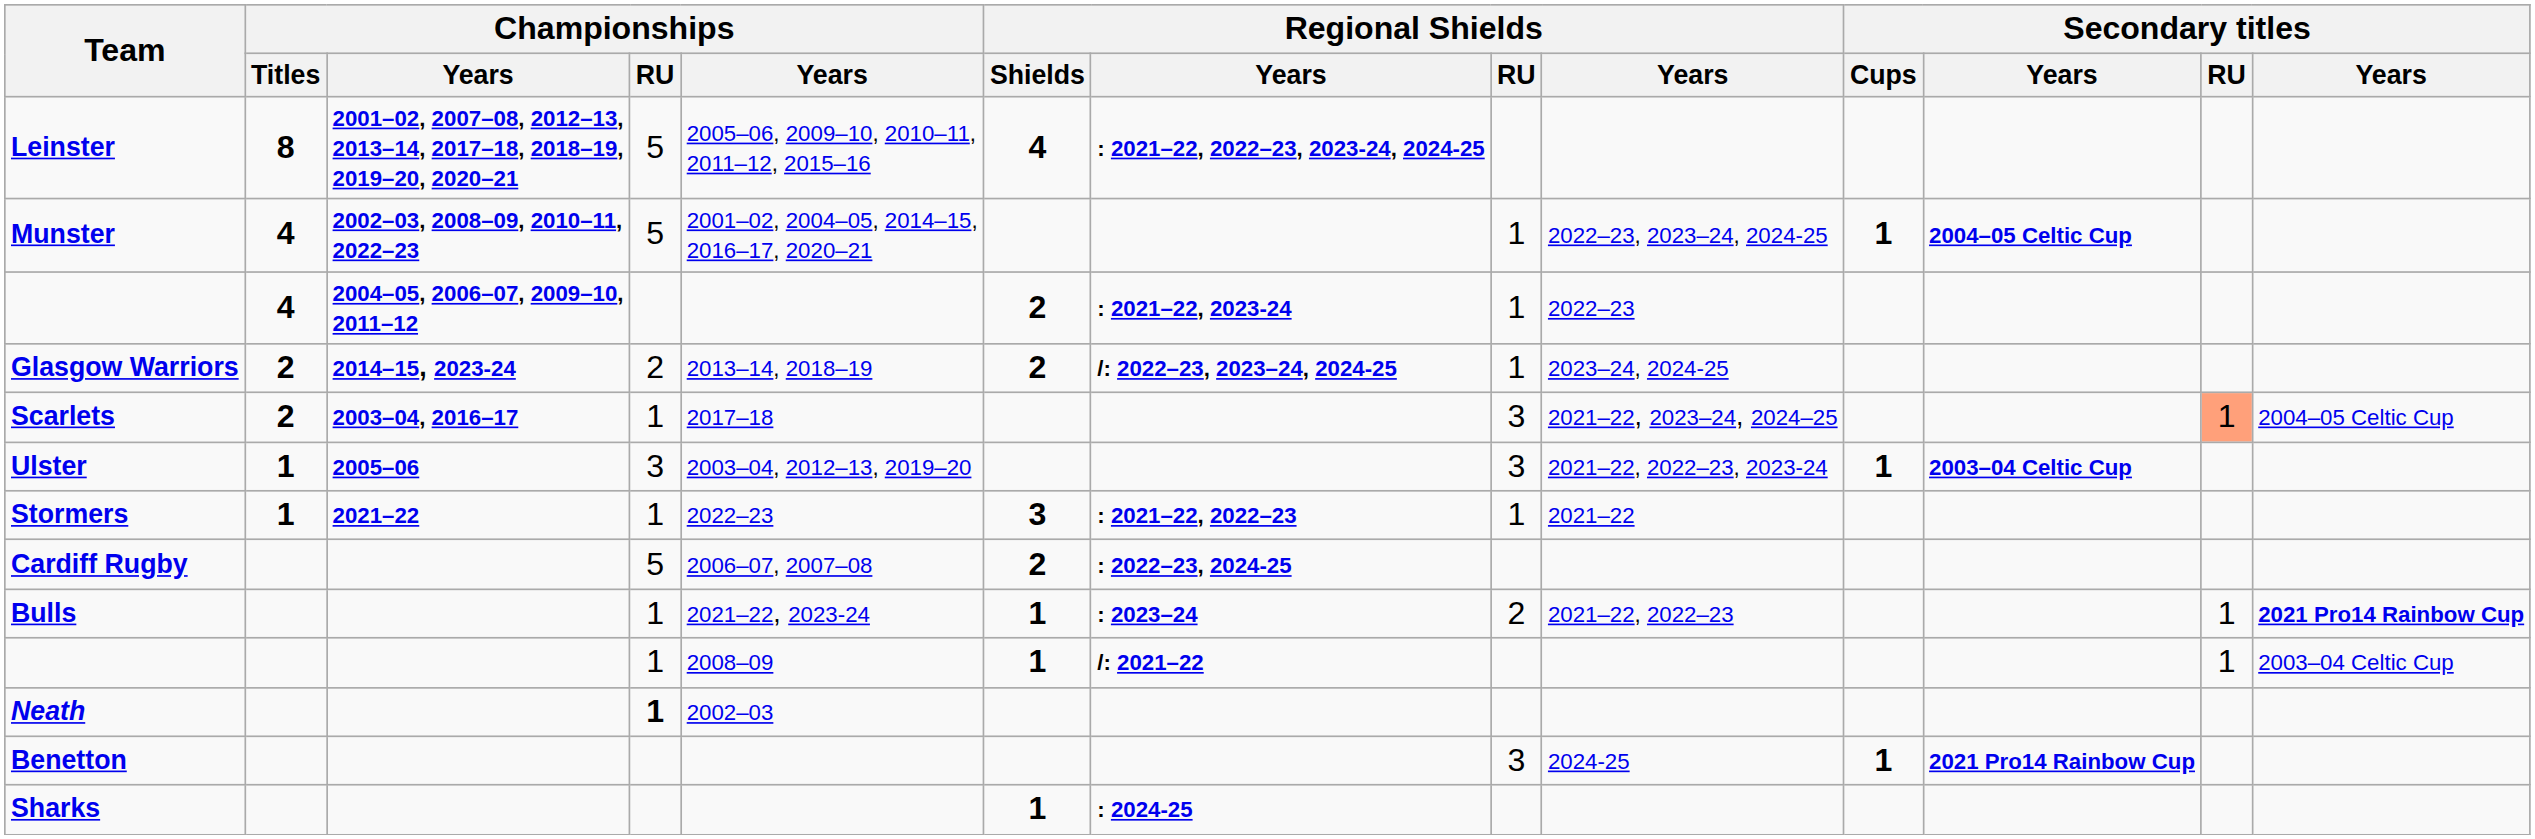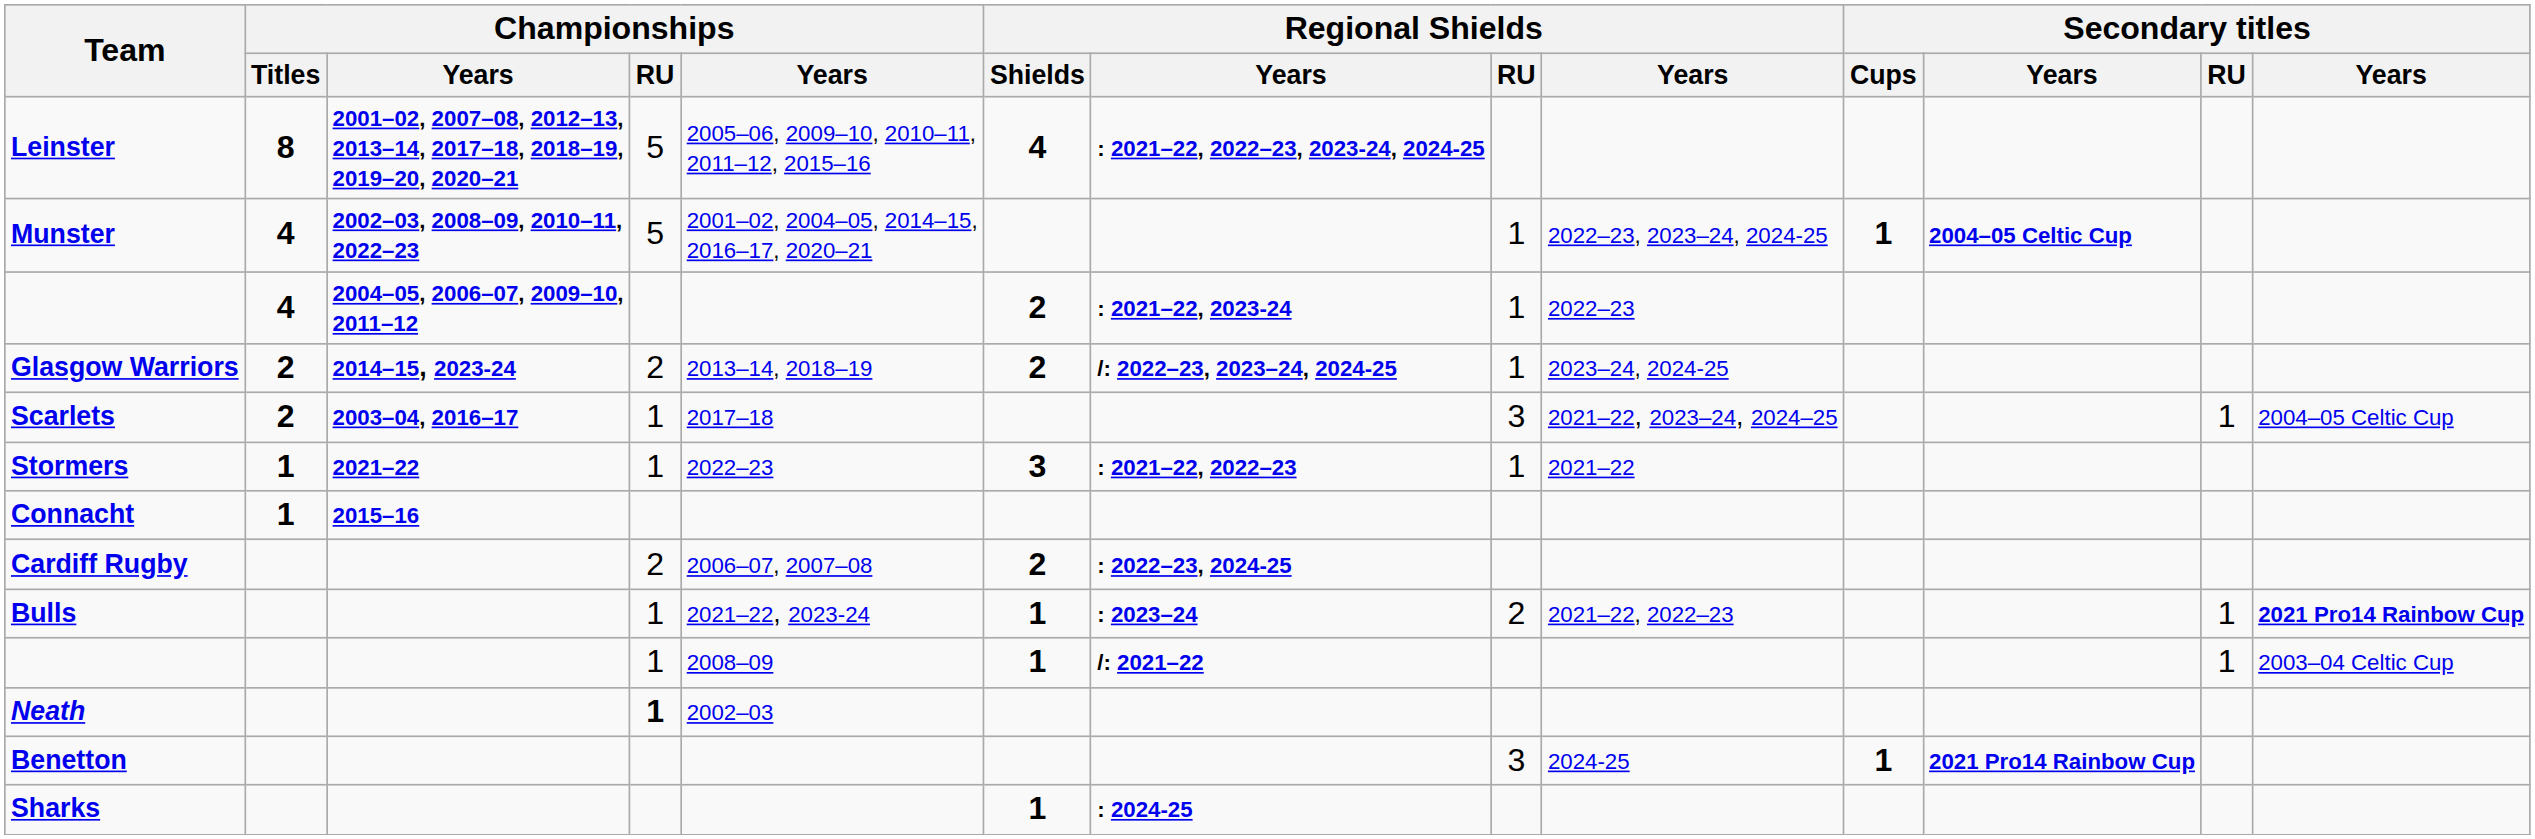(2227, 416) lightsalmon background -> (2227, 416) no background
- row: (49, 465)
+ row: (73, 514)
(655, 564) 5 -> (655, 564) 2
